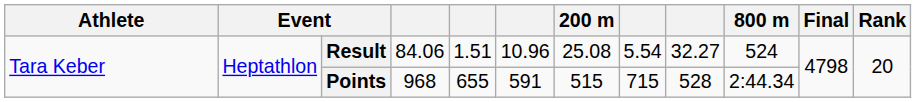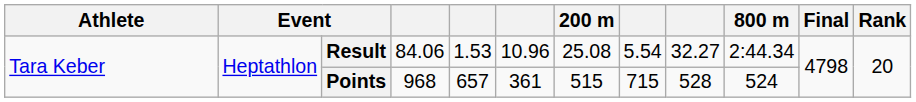(473, 51) 1.51 -> (473, 51) 1.53
(762, 51) 524 -> (762, 51) 2:44.34
(473, 82) 655 -> (473, 82) 657
(525, 82) 591 -> (525, 82) 361
(762, 82) 2:44.34 -> (762, 82) 524
